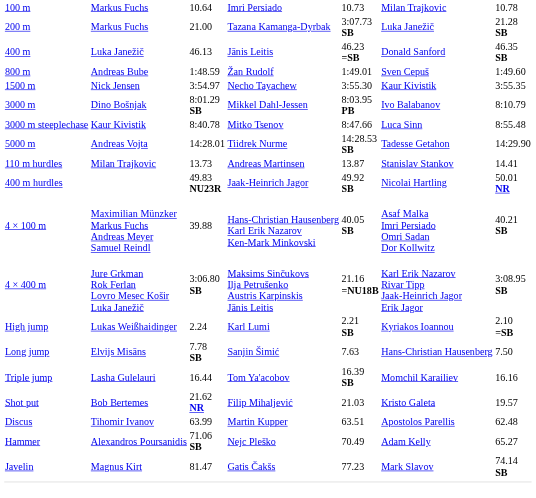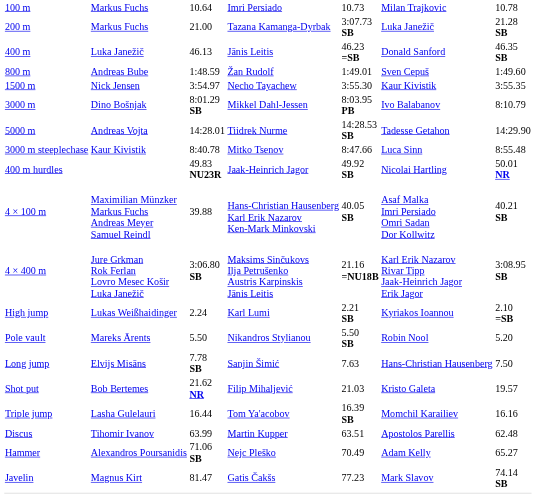rows swapped: (20, 144) <-> (47, 124)
- row: (34, 163)
+ row: (25, 338)
rows swapped: (29, 377) <-> (22, 402)
